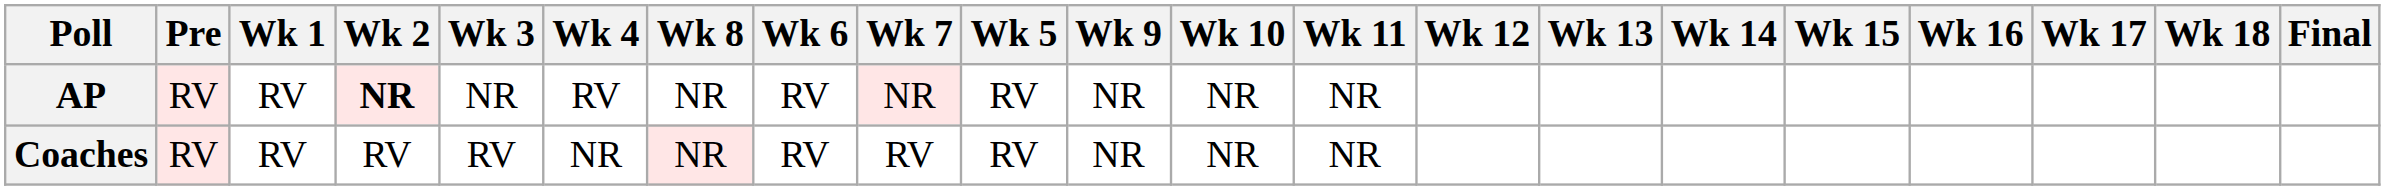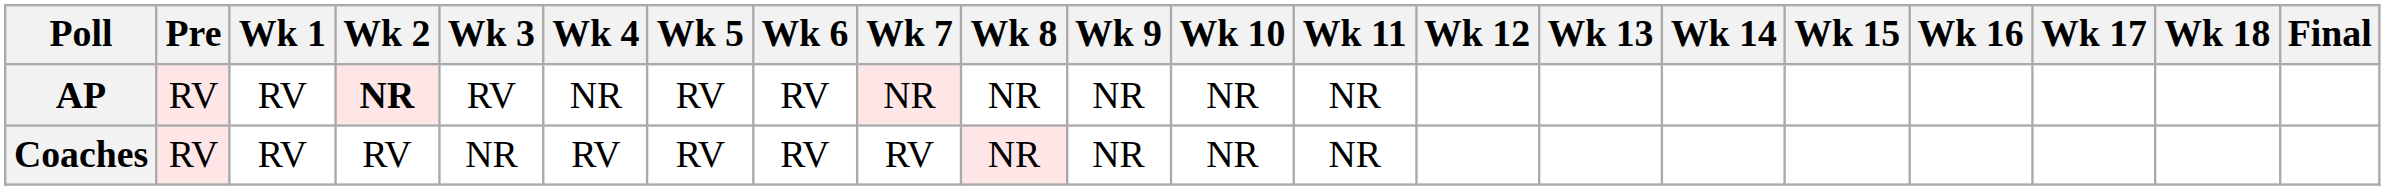columns swapped: (1014, 34) <-> (700, 34)
(491, 94) NR -> (491, 94) RV
(596, 94) RV -> (596, 94) NR
(491, 154) RV -> (491, 154) NR
(596, 154) NR -> (596, 154) RV
